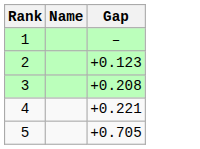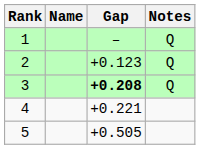+ column: (170, 16)
(116, 86) normal -> (116, 86) bold
(116, 133) +0.705 -> (116, 133) +0.505
